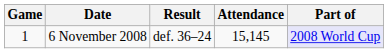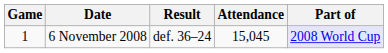(251, 36) 15,145 -> (251, 36) 15,045
